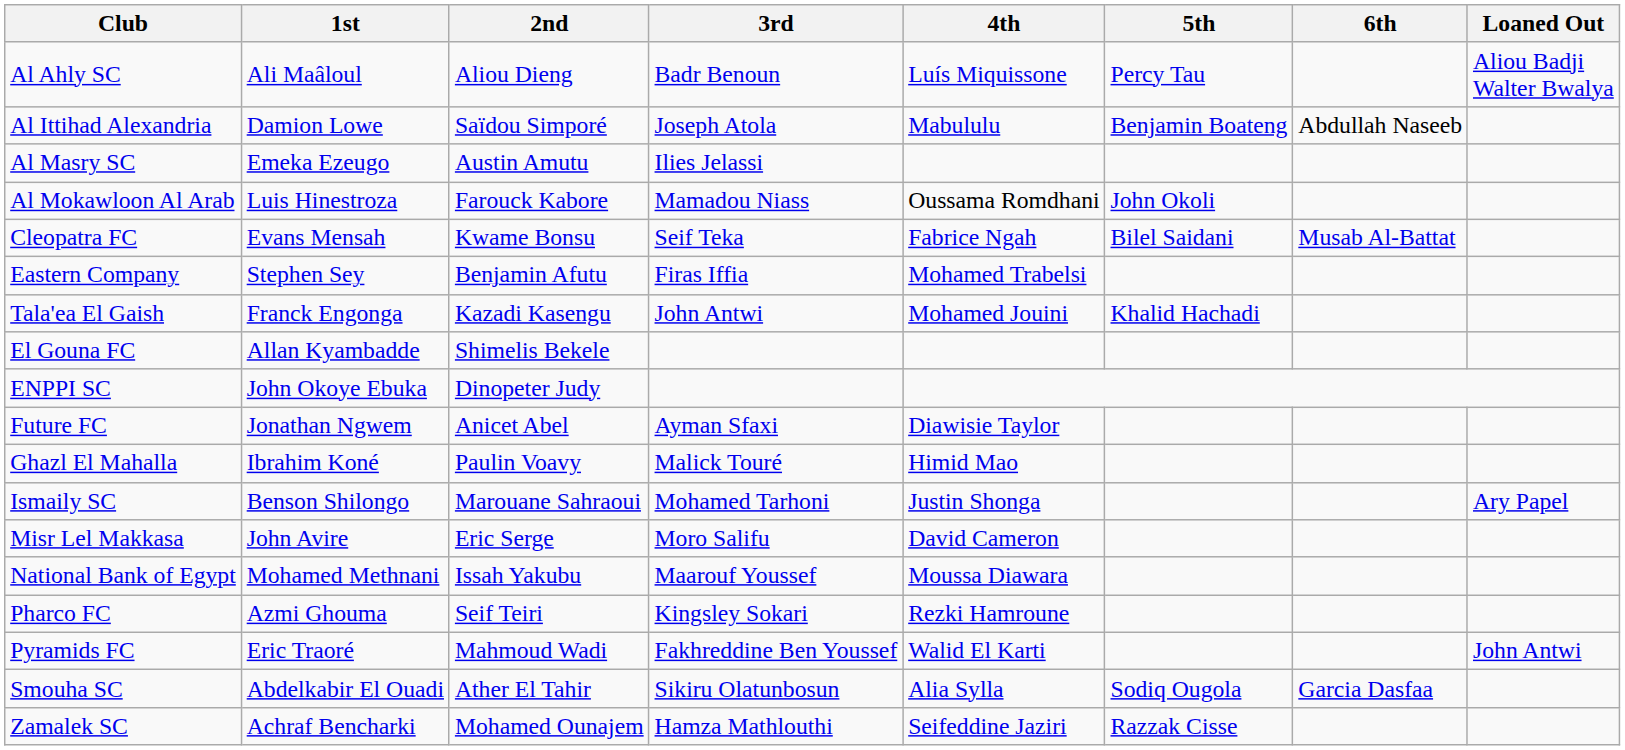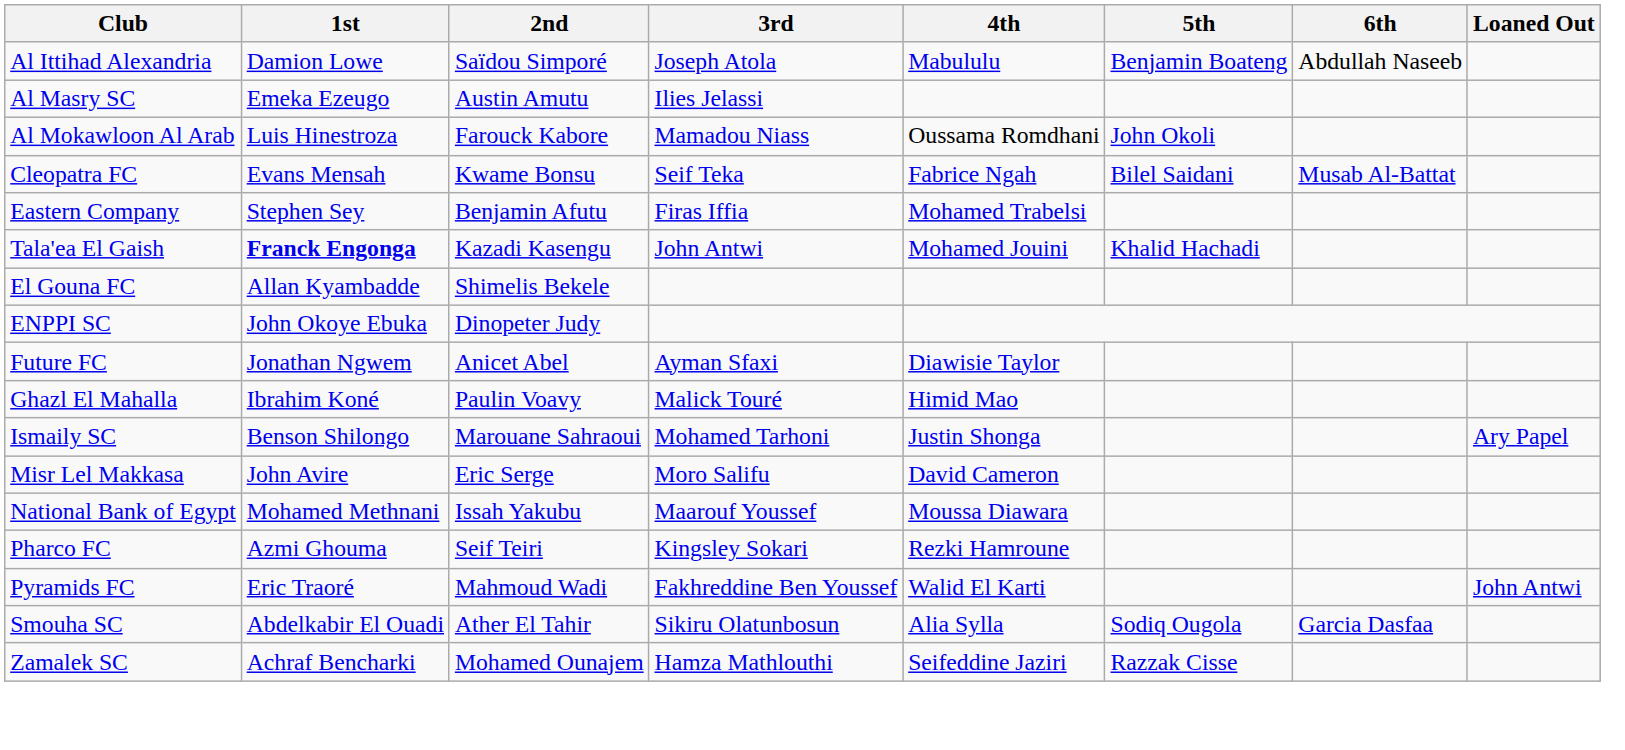- row: (65, 74)
(325, 312) normal -> (331, 248) bold
